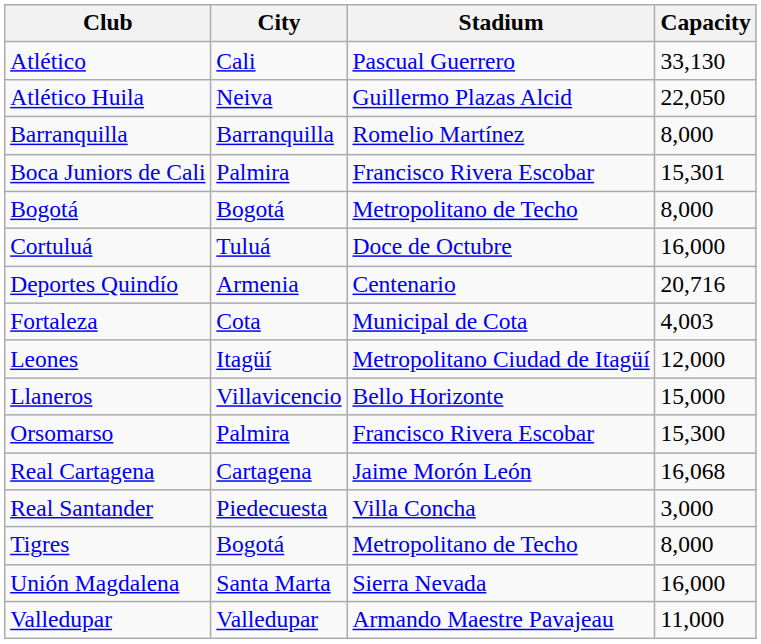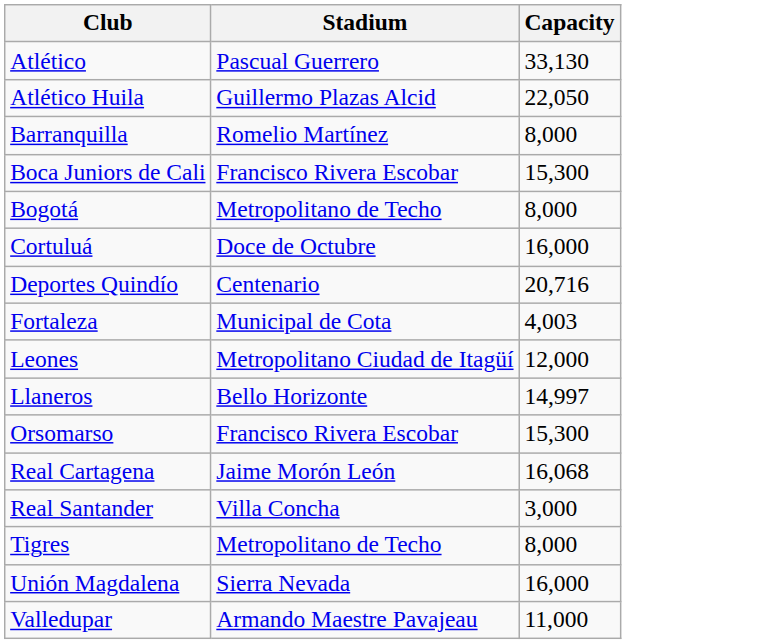- column: (279, 23)
(693, 172) 15,301 -> (557, 172) 15,300
(693, 396) 15,000 -> (557, 396) 14,997
